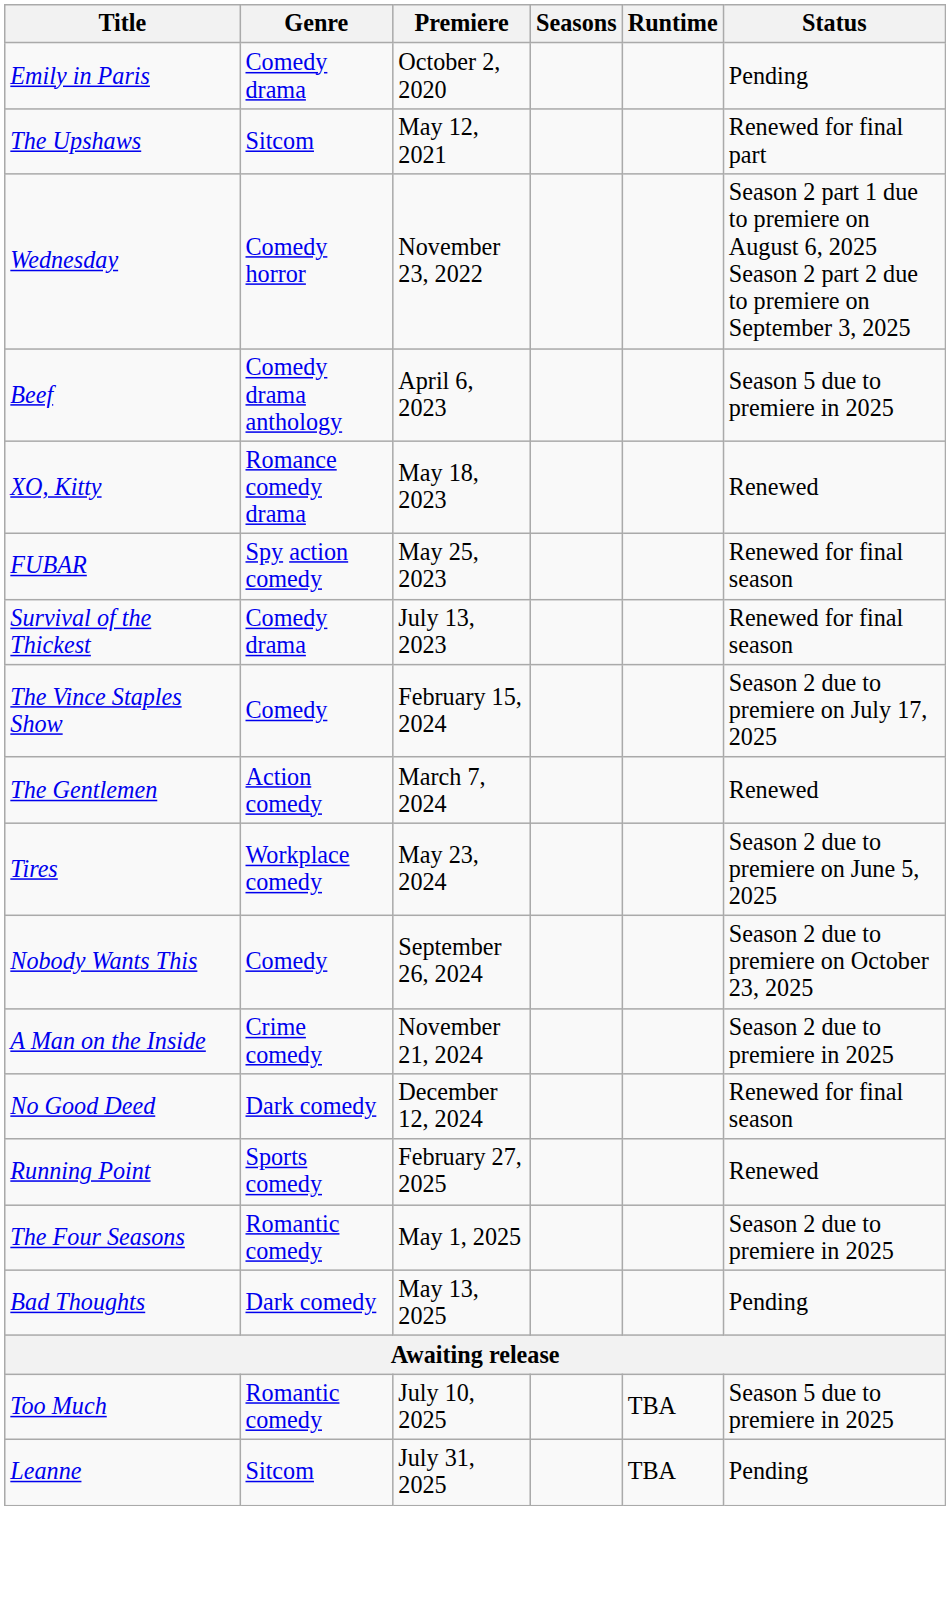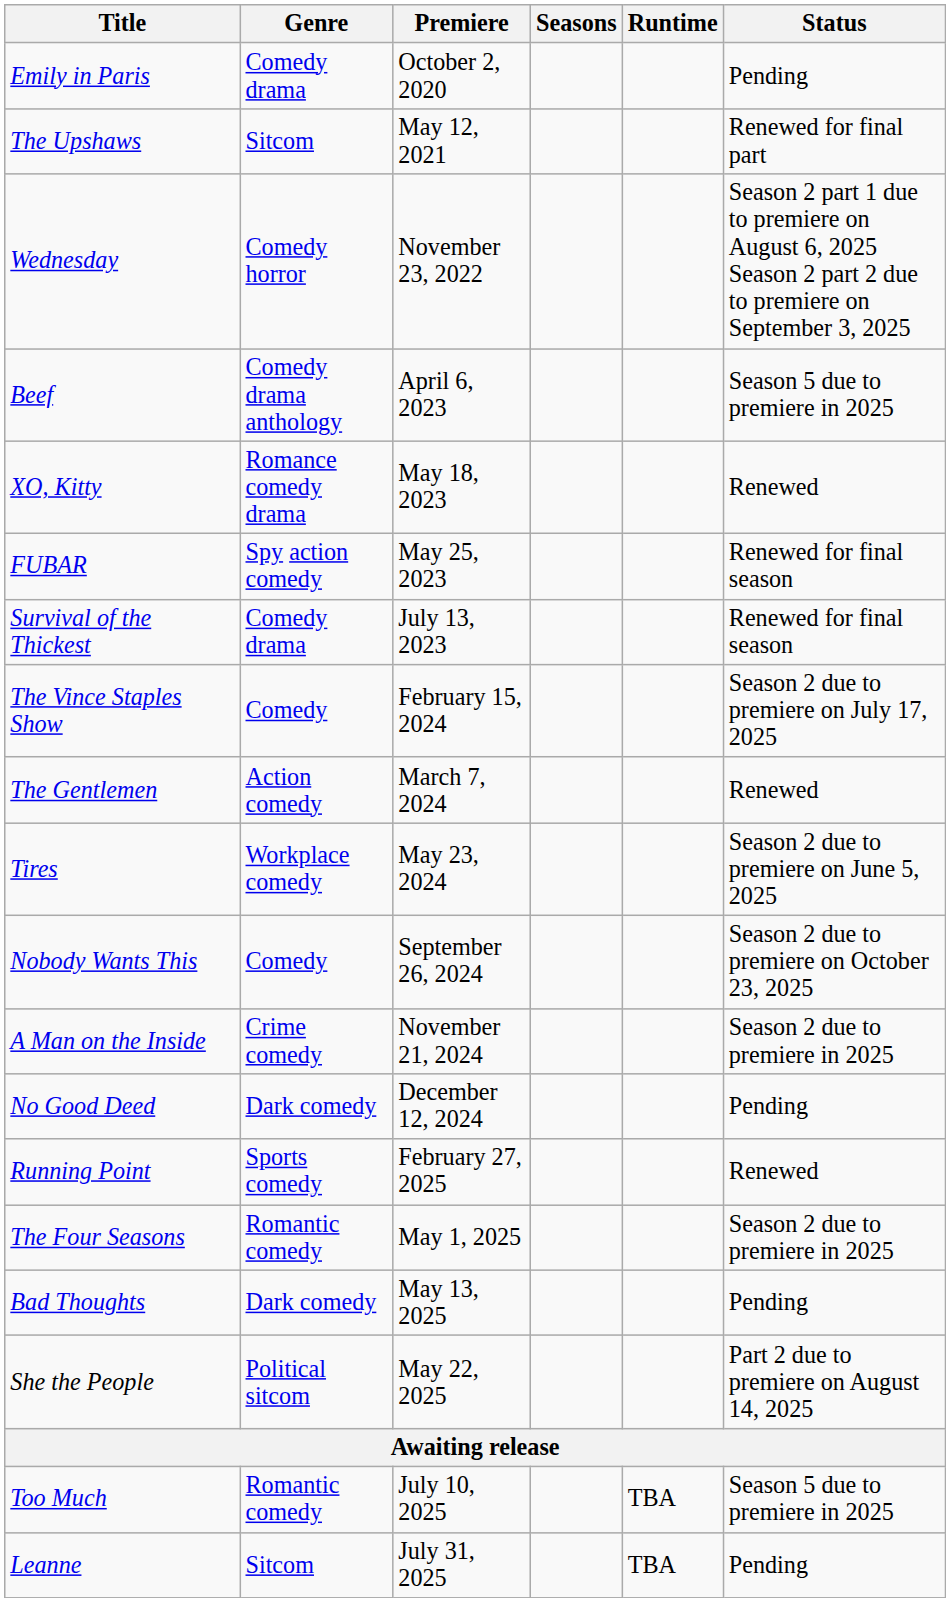(816, 1106) Renewed for final season -> (768, 1106) Pending
+ row: (82, 1381)
